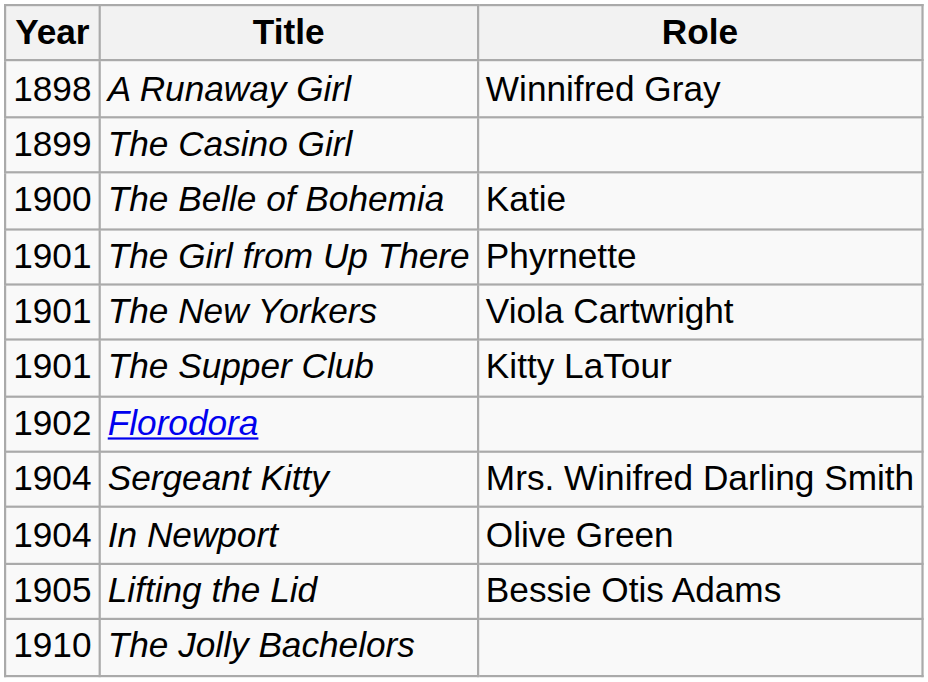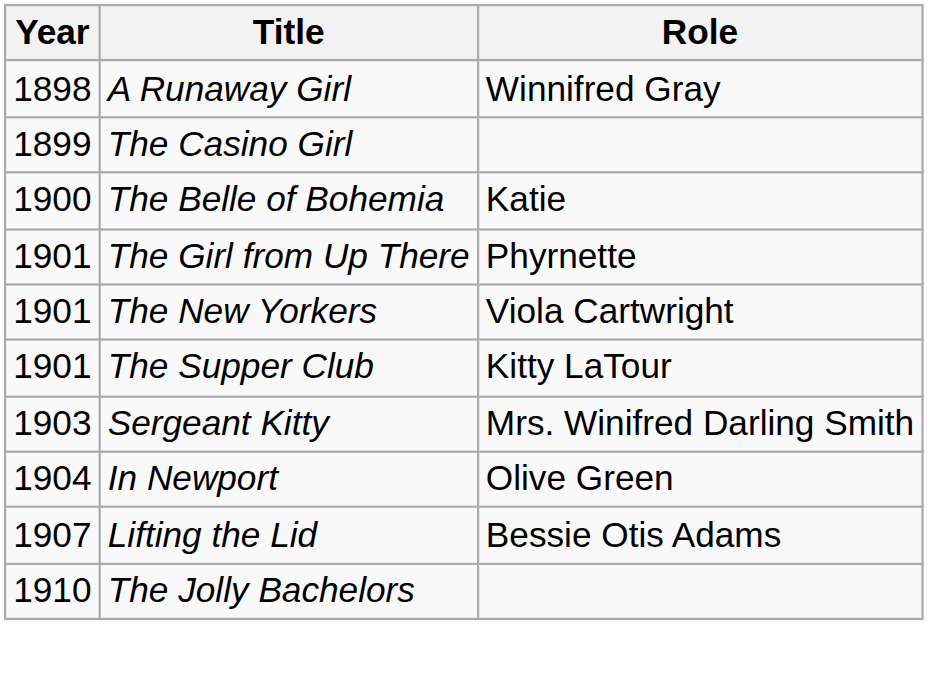- row: (183, 423)
(52, 479) 1904 -> (52, 423) 1903
(52, 590) 1905 -> (52, 534) 1907
